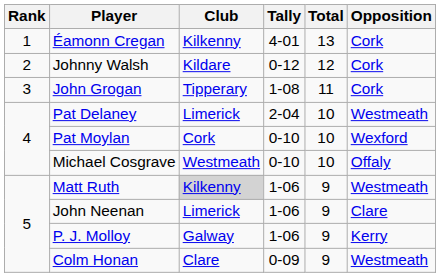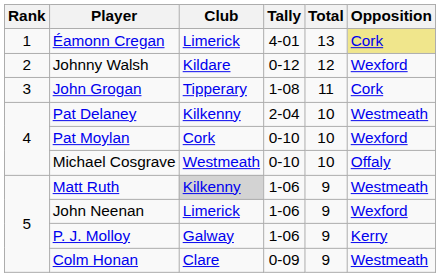(212, 41) Kilkenny -> (211, 41) Limerick
(367, 41) no background -> (367, 41) khaki background
(367, 65) Cork -> (379, 65) Wexford
(211, 114) Limerick -> (212, 114) Kilkenny
(369, 211) Clare -> (379, 211) Wexford
